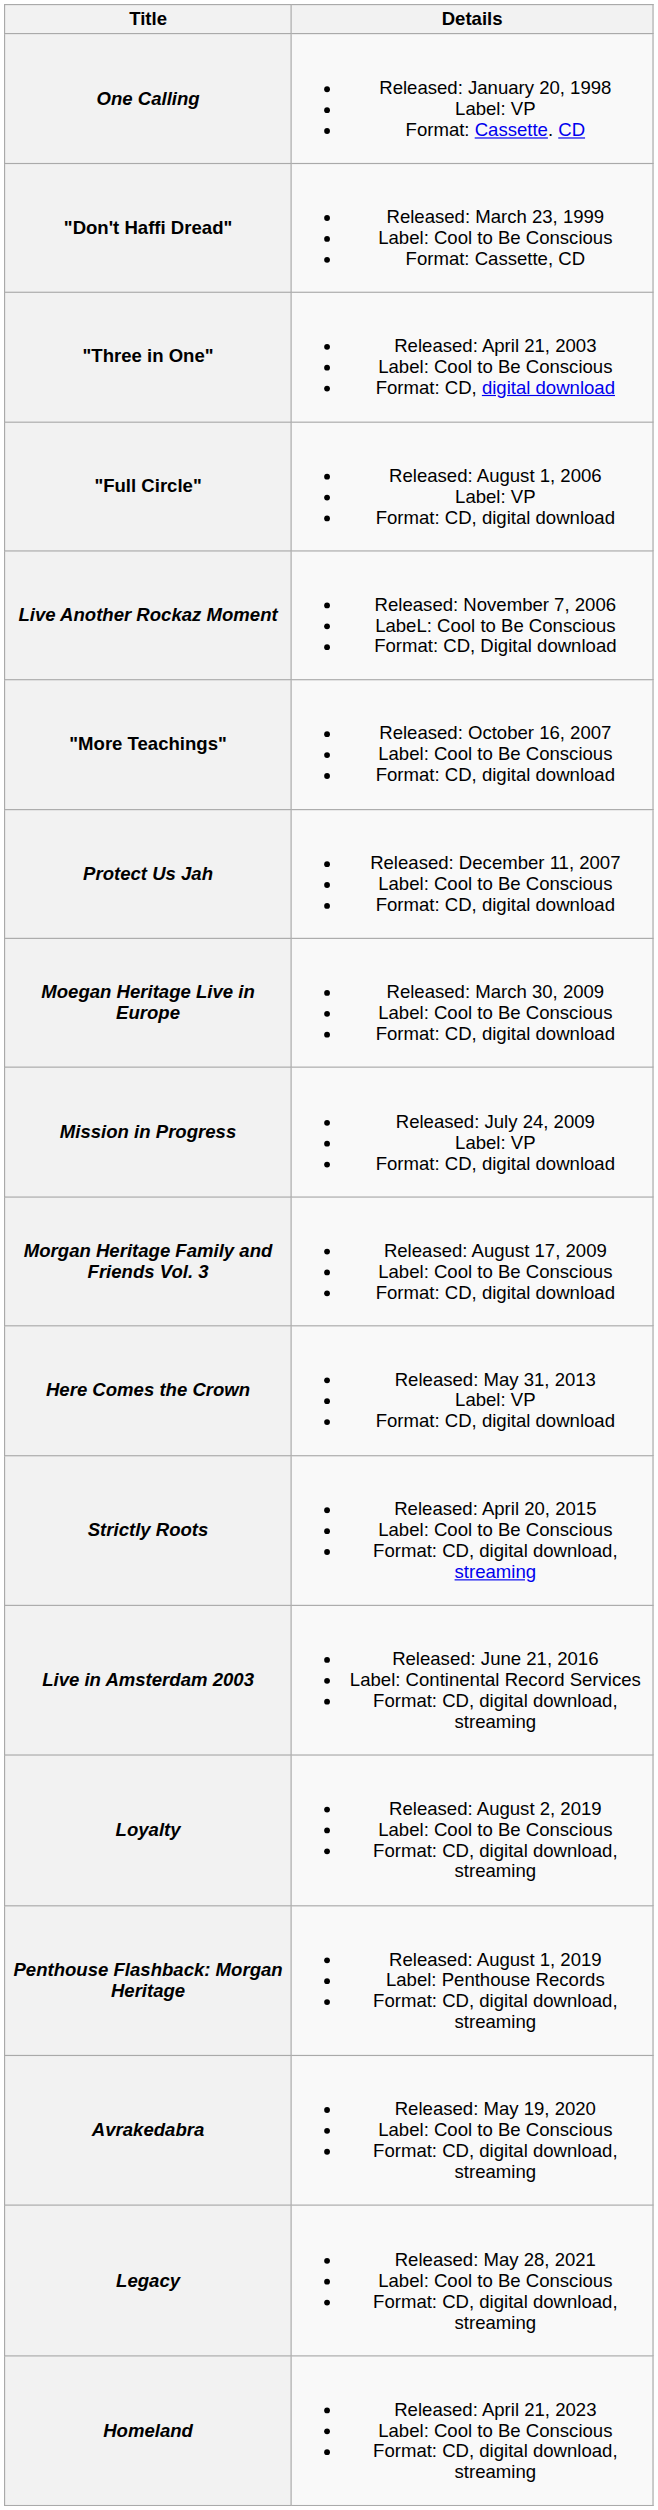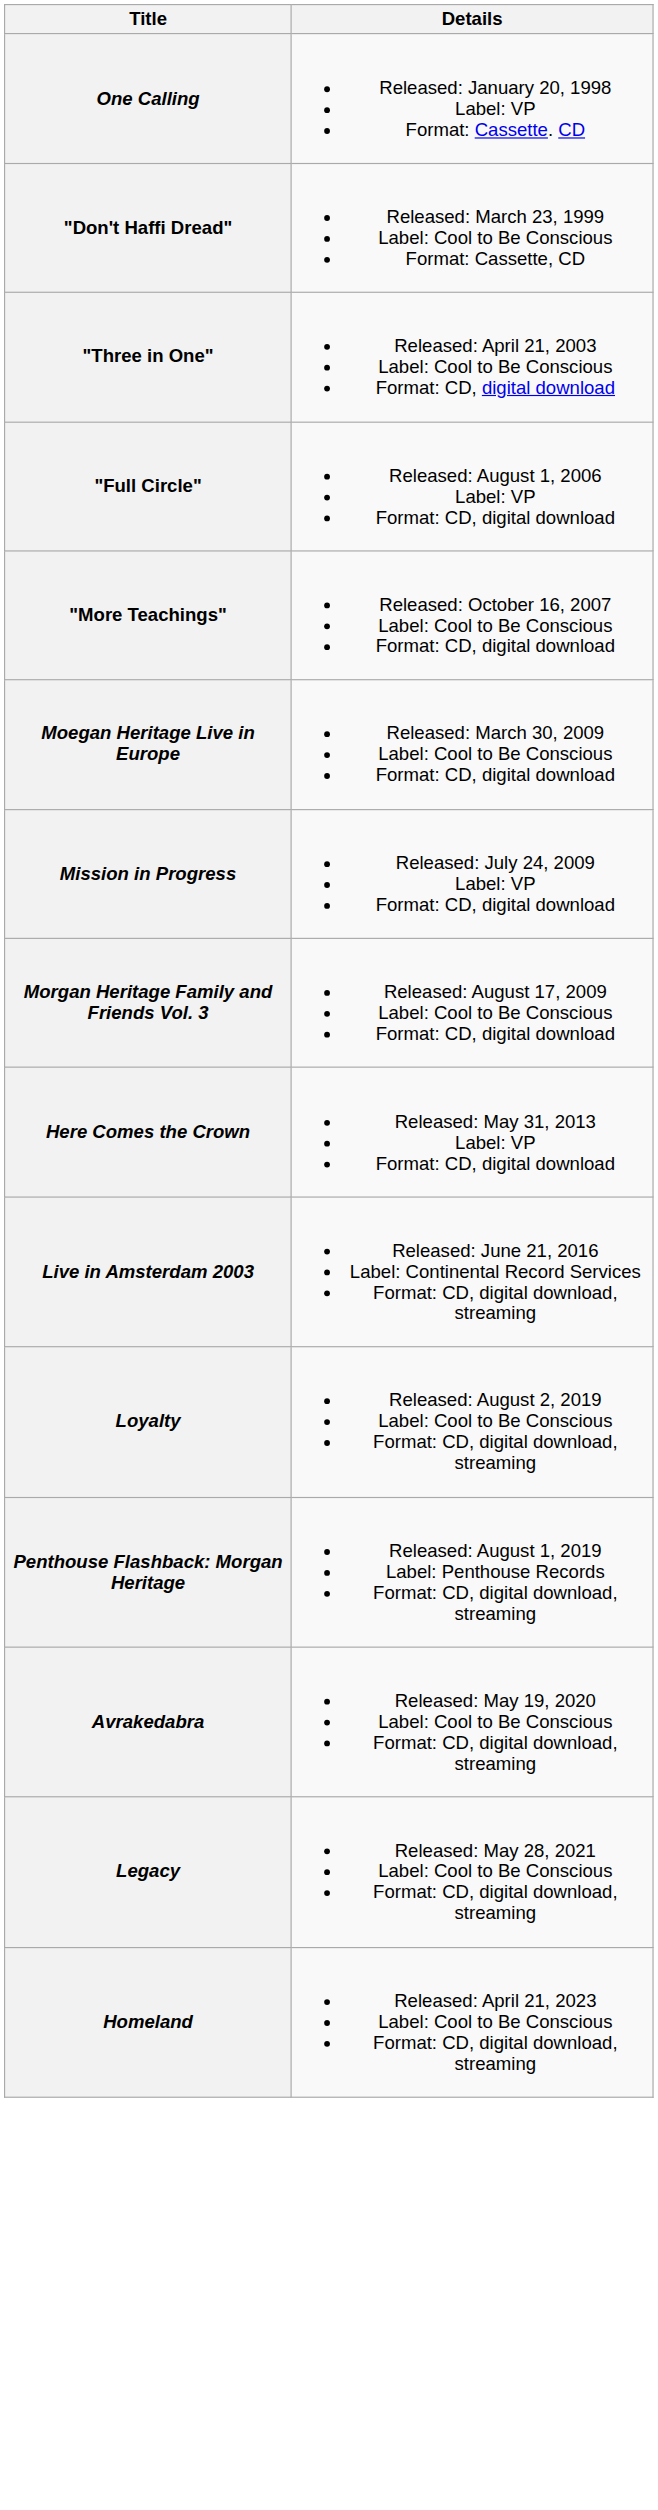- row: (148, 615)
- row: (148, 873)
- row: (148, 1530)
